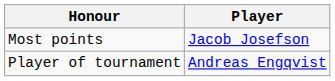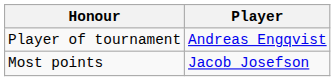rows swapped: (95, 63) <-> (56, 40)
